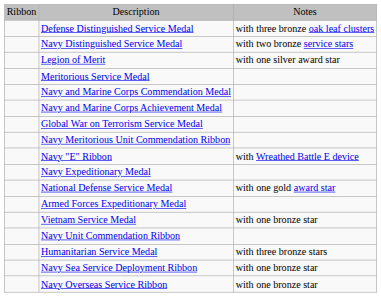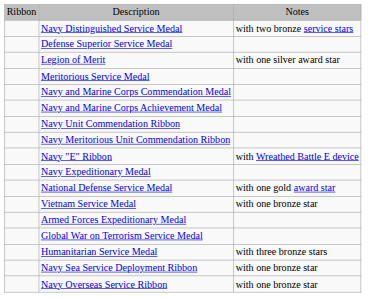- row: (117, 28)
+ row: (107, 44)
rows swapped: (111, 236) <-> (122, 124)
rows swapped: (114, 204) <-> (89, 220)
